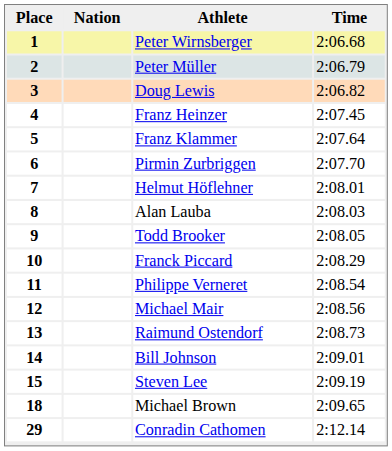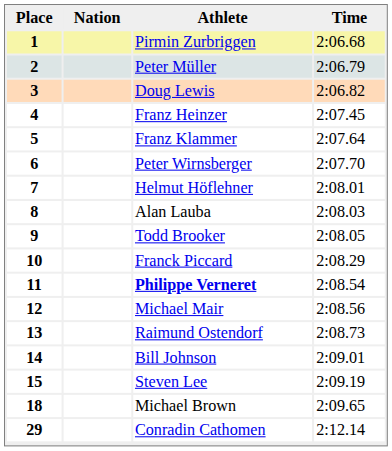(193, 42) Peter Wirnsberger -> (195, 42) Pirmin Zurbriggen
(195, 163) Pirmin Zurbriggen -> (193, 163) Peter Wirnsberger
(191, 284) normal -> (196, 284) bold
